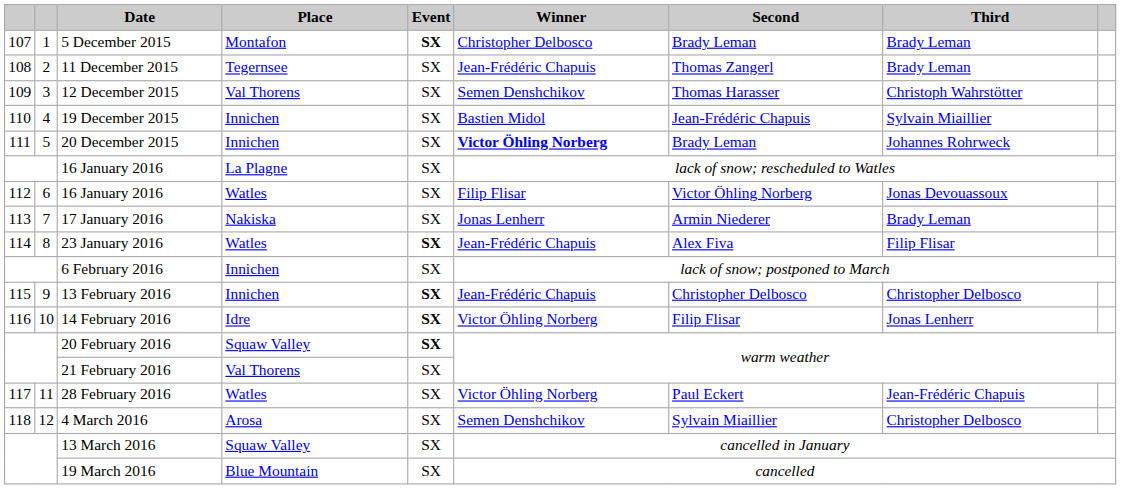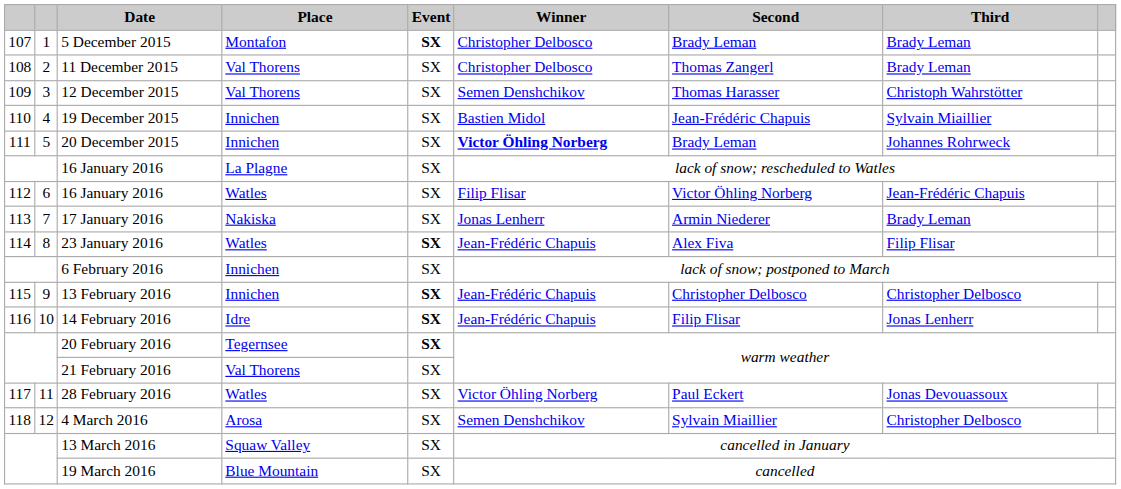(256, 67) Tegernsee -> (263, 67) Val Thorens
(527, 67) Jean-Frédéric Chapuis -> (525, 67) Christopher Delbosco
(947, 193) Jonas Devouassoux -> (956, 193) Jean-Frédéric Chapuis
(528, 319) Victor Öhling Norberg -> (527, 319) Jean-Frédéric Chapuis
(268, 344) Squaw Valley -> (256, 344) Tegernsee
(956, 394) Jean-Frédéric Chapuis -> (947, 394) Jonas Devouassoux
